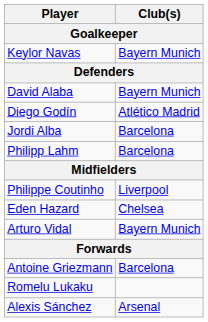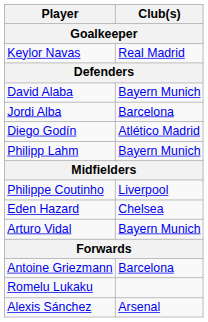(159, 53) Bayern Munich -> (152, 53) Real Madrid
rows swapped: (34, 131) <-> (42, 111)
(146, 151) Barcelona -> (159, 151) Bayern Munich
